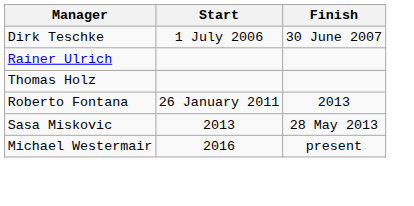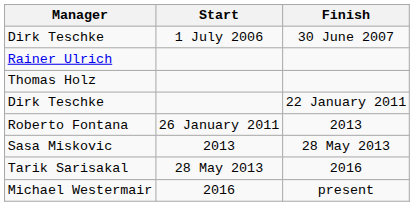+ row: (56, 103)
+ row: (68, 168)
